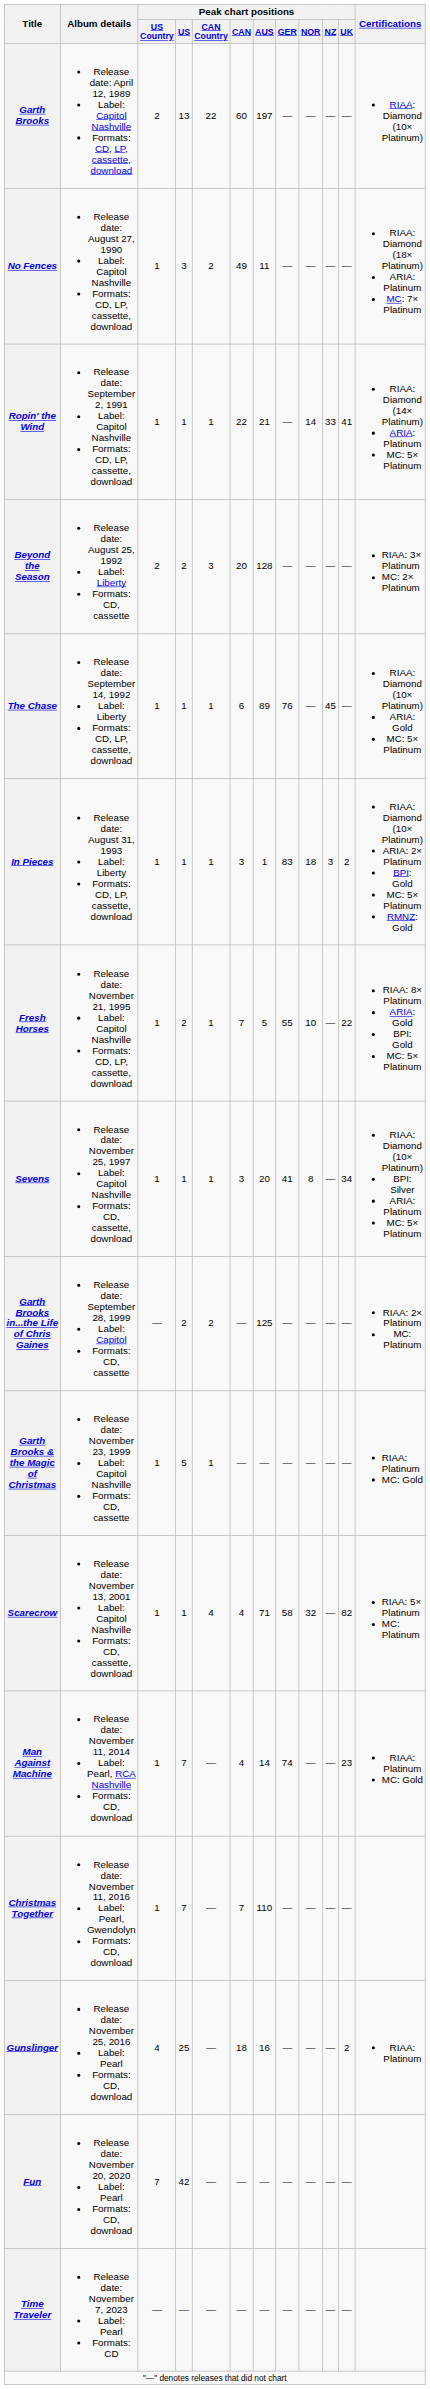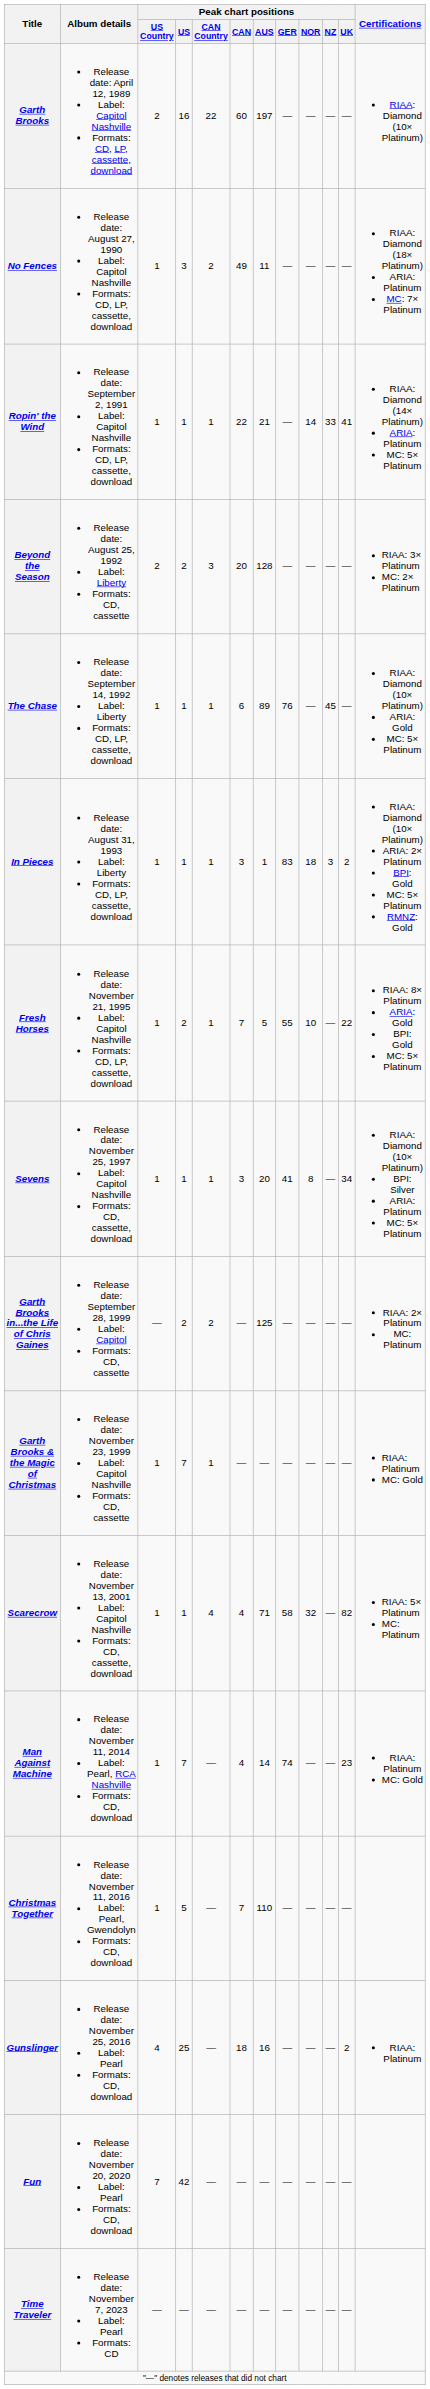(184, 116) 13 -> (184, 116) 16
(184, 1463) 5 -> (184, 1463) 7
(184, 1908) 7 -> (184, 1908) 5
